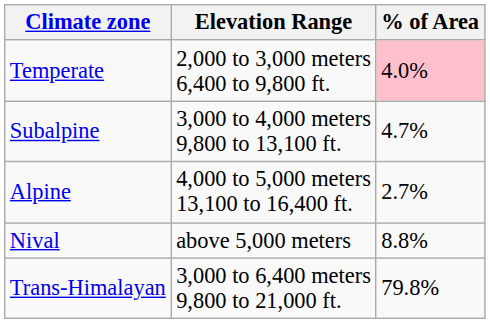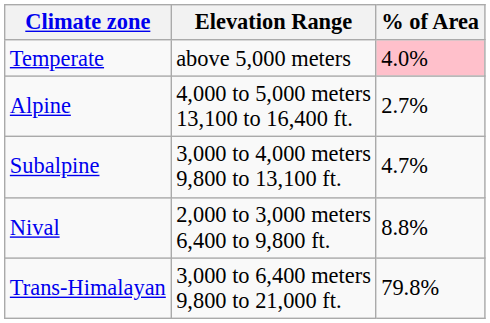(274, 70) 2,000 to 3,000 meters 6,400 to 9,800 ft. -> (264, 57) above 5,000 meters
rows swapped: (55, 131) <-> (40, 191)
(264, 239) above 5,000 meters -> (274, 227) 2,000 to 3,000 meters 6,400 to 9,800 ft.
